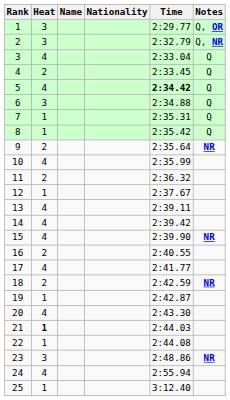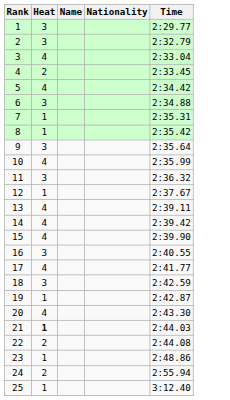- column: (209, 12)
(171, 87) bold -> (171, 87) normal
(44, 147) 2 -> (44, 147) 3
(44, 177) 2 -> (44, 177) 3
(44, 253) 2 -> (44, 253) 3
(44, 283) 2 -> (44, 283) 3
(44, 343) 1 -> (44, 343) 2
(44, 358) 3 -> (44, 358) 1
(44, 373) 4 -> (44, 373) 2
